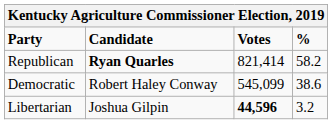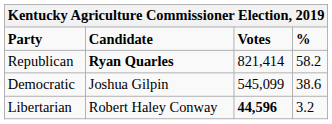(153, 84) Robert Haley Conway -> (129, 84) Joshua Gilpin
(129, 107) Joshua Gilpin -> (153, 107) Robert Haley Conway
